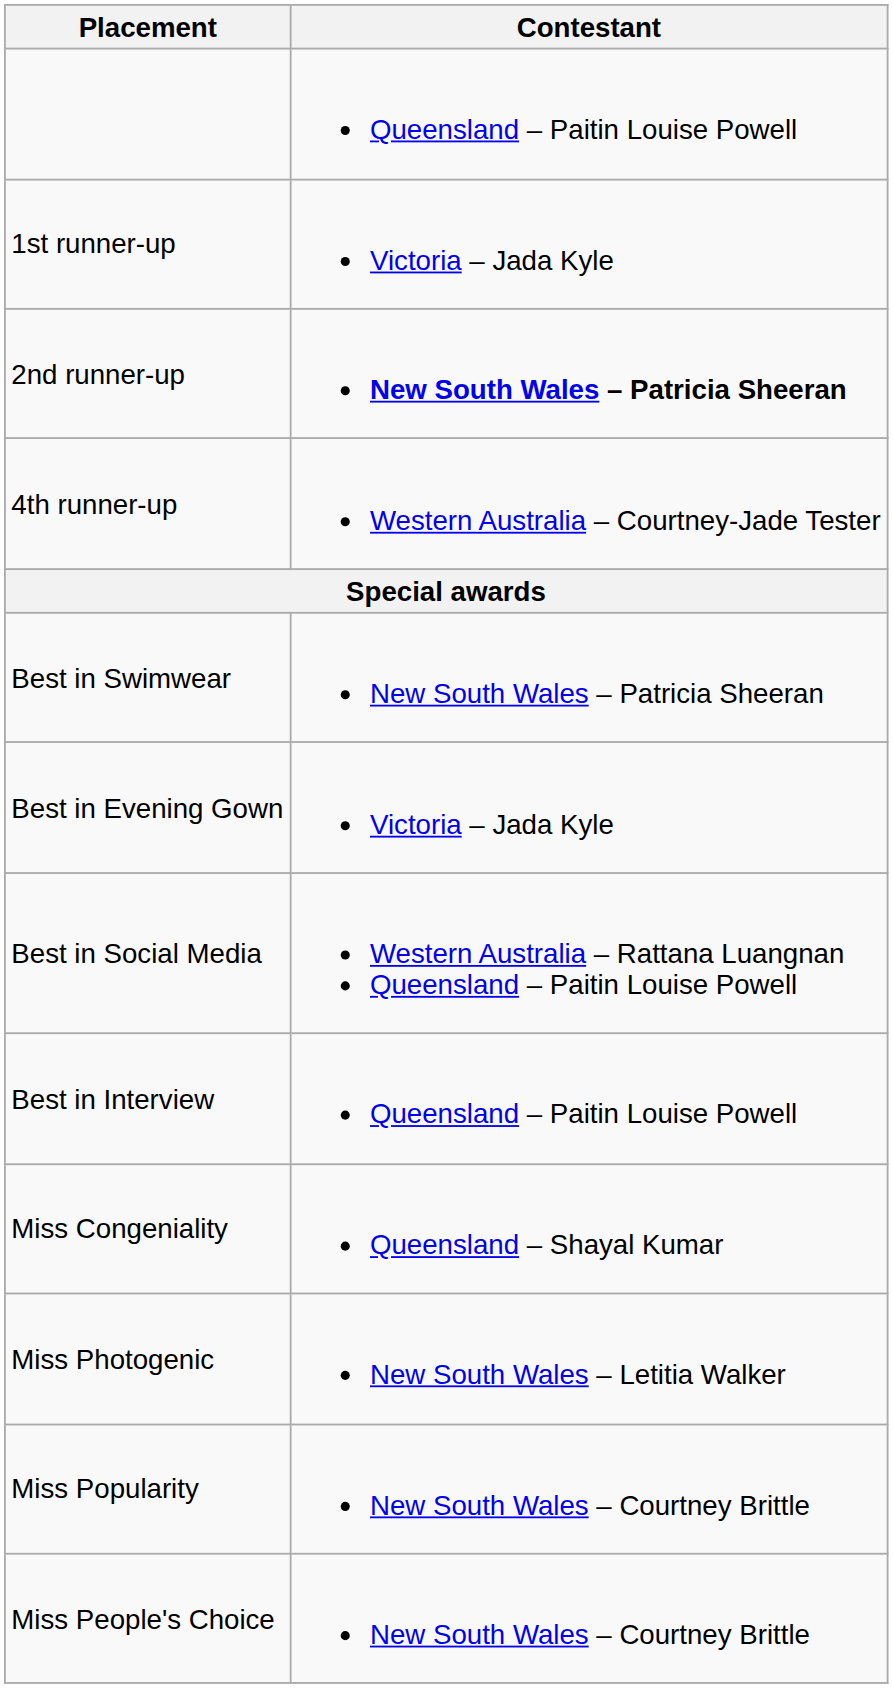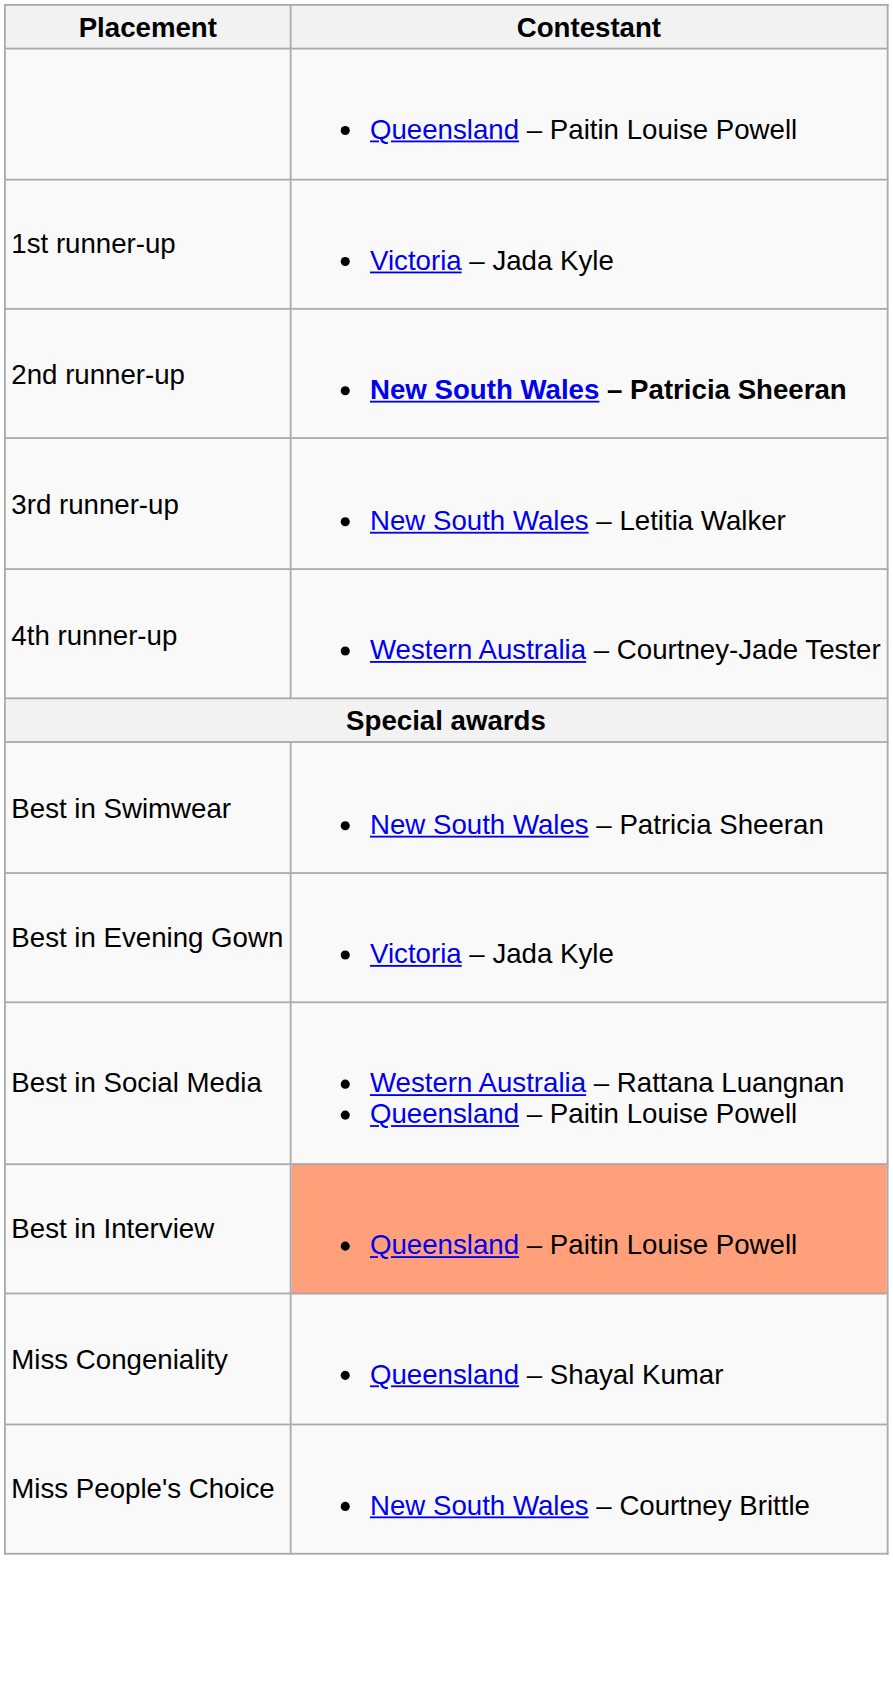+ row: (95, 504)
(589, 1114) no background -> (589, 1244) lightsalmon background
- row: (113, 1359)
- row: (105, 1489)
